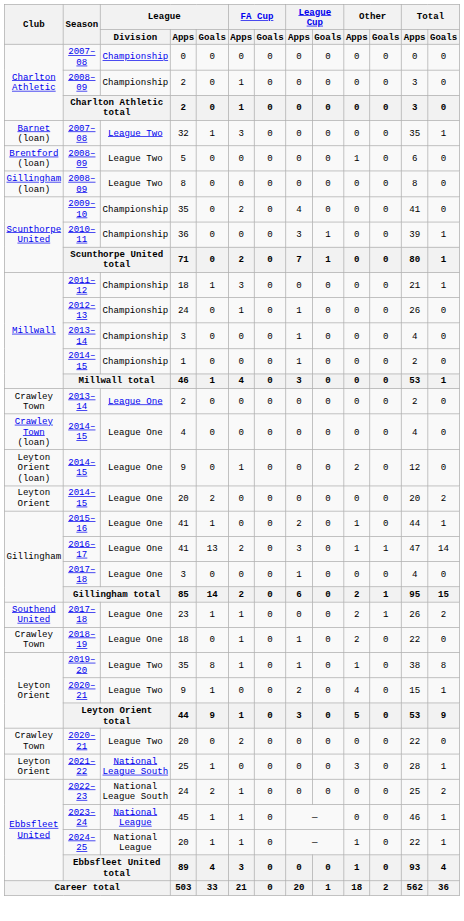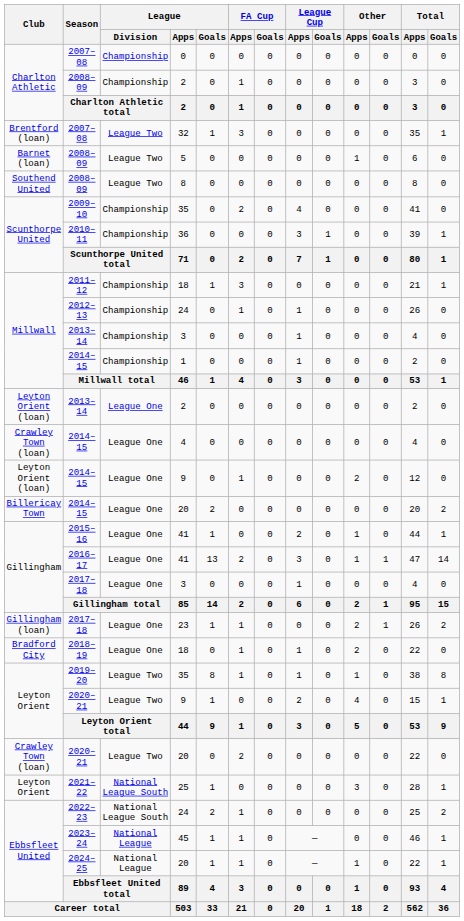(34, 133) Barnet (loan) -> (34, 133) Brentford (loan)
(34, 159) Brentford (loan) -> (34, 159) Barnet (loan)
(34, 184) Gillingham (loan) -> (34, 184) Southend United
(34, 401) Crawley Town -> (34, 407) Leyton Orient (loan)
(34, 498) Leyton Orient -> (34, 509) Billericay Town
(34, 614) Southend United -> (34, 625) Gillingham (loan)
(34, 640) Crawley Town -> (34, 650) Bradford City
(34, 741) Crawley Town -> (34, 757) Crawley Town (loan)
